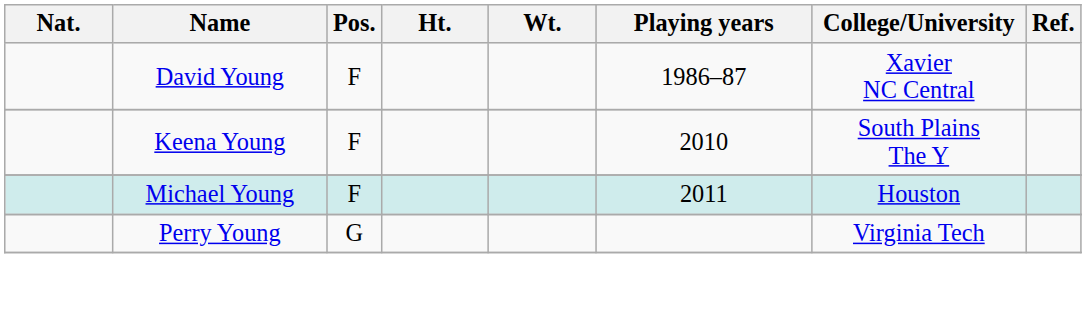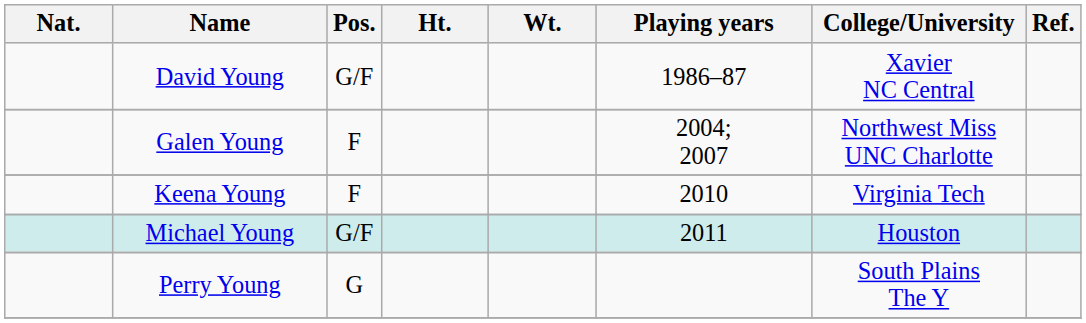(354, 76) F -> (354, 76) G/F
+ row: (220, 141)
(919, 141) South Plains The Y -> (919, 194) Virginia Tech
(354, 194) F -> (354, 232) G/F
(919, 232) Virginia Tech -> (919, 285) South Plains The Y
